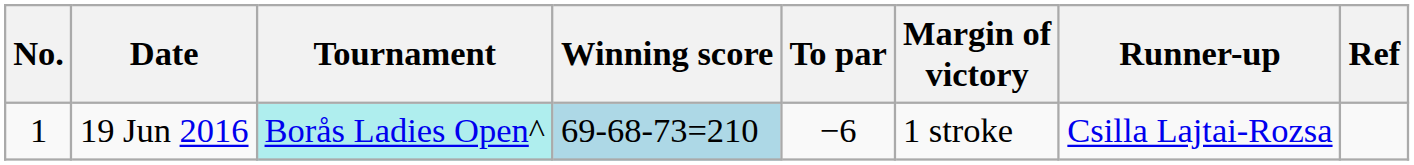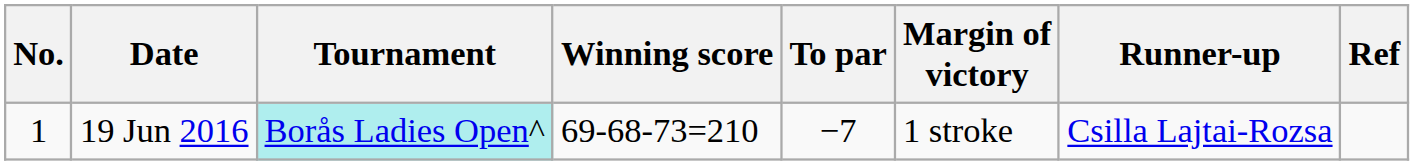(660, 130) lightblue background -> (660, 130) no background
(838, 130) −6 -> (838, 130) −7
